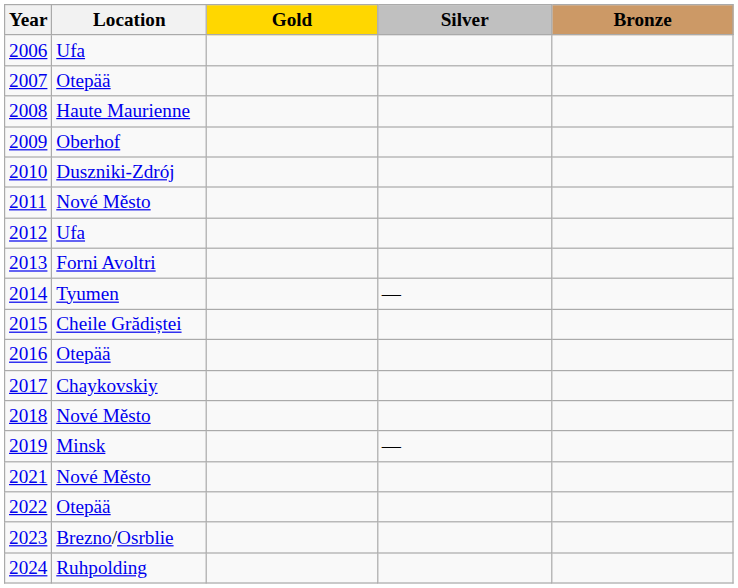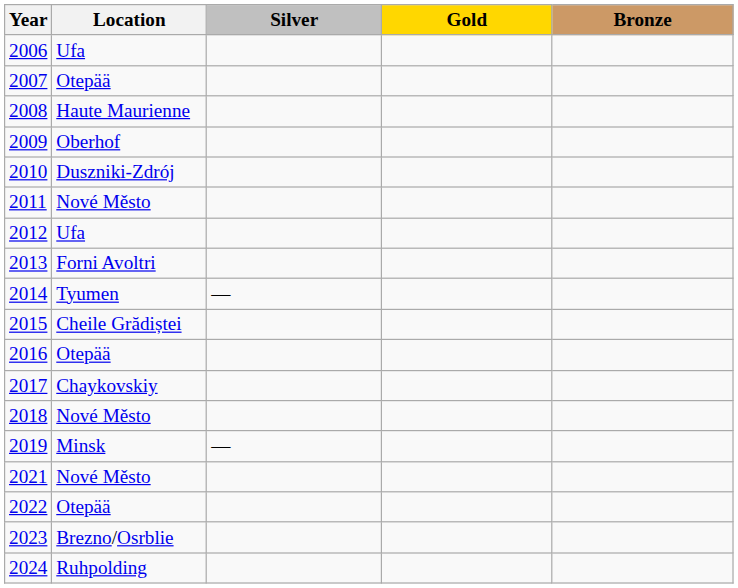columns swapped: (292, 19) <-> (465, 19)
